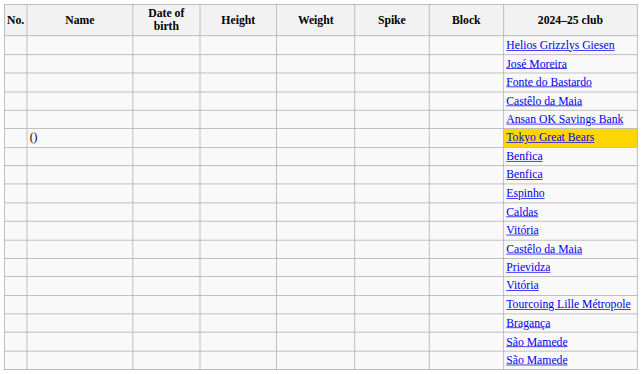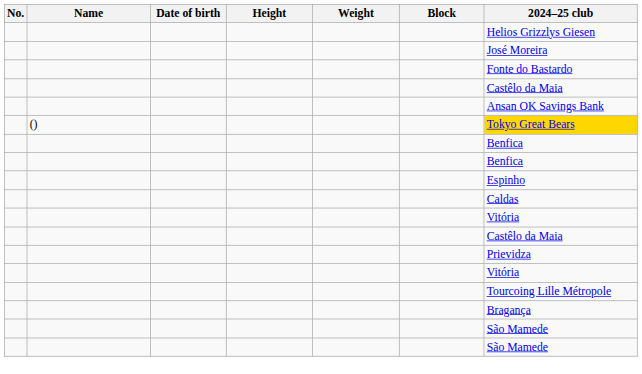- column: (392, 20)
